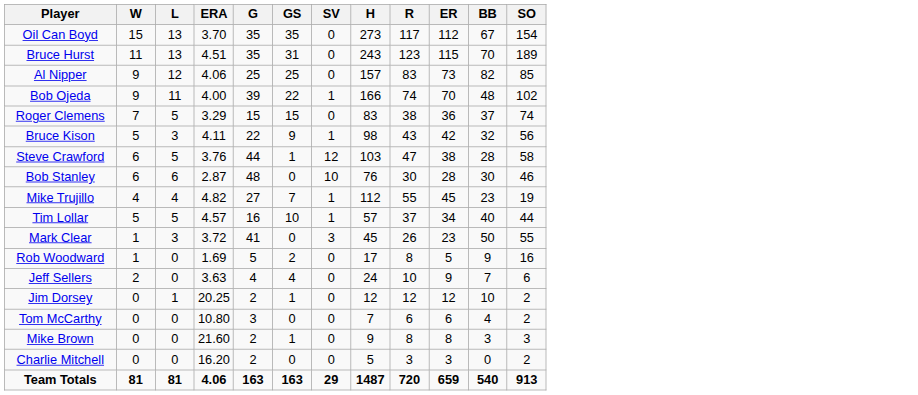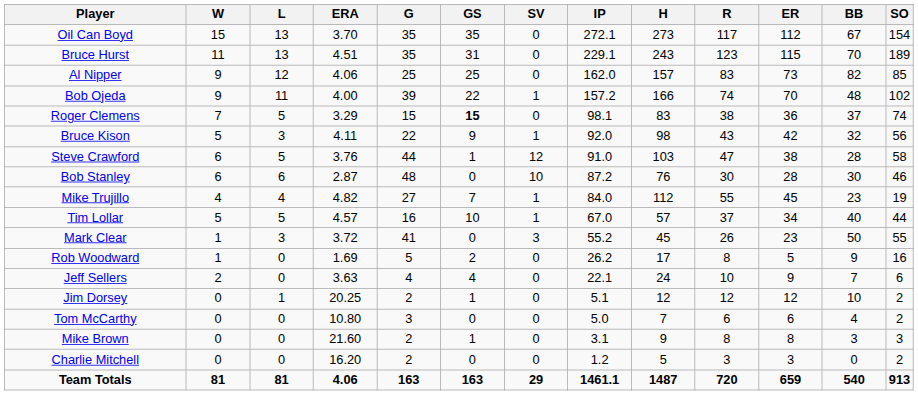+ column: (600, 14)
(292, 116) normal -> (472, 116) bold
